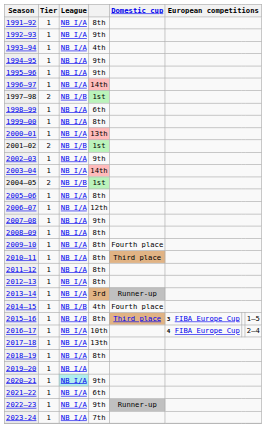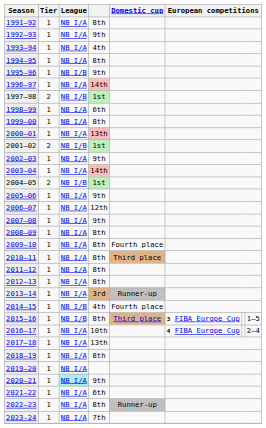(99, 60) 9th -> (99, 60) 8th
(74, 73) NB I/A -> (74, 73) NB I/B
(99, 196) 8th -> (99, 196) 9th
(99, 405) 9th -> (99, 405) 8th
